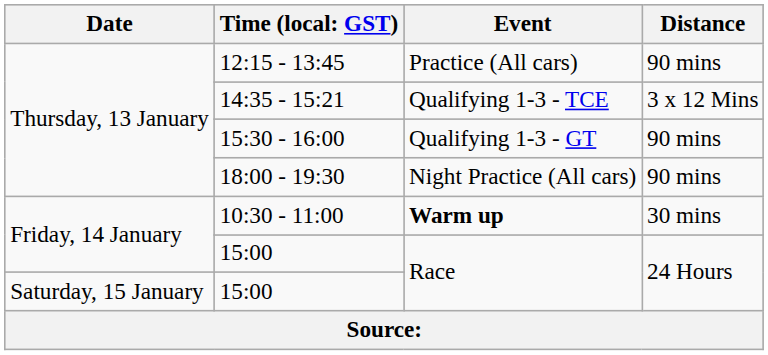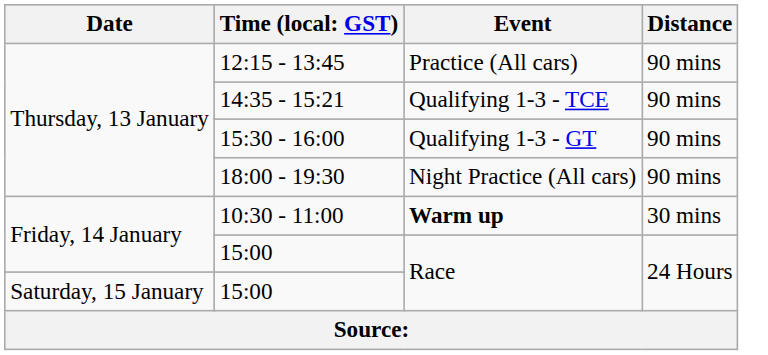(703, 100) 3 x 12 Mins -> (684, 100) 90 mins
